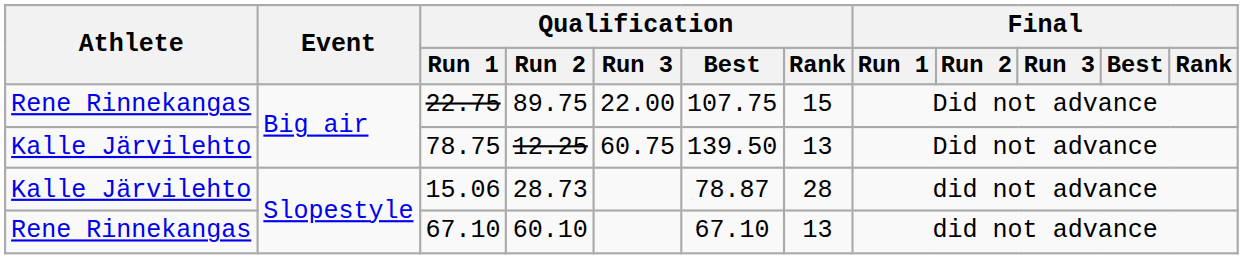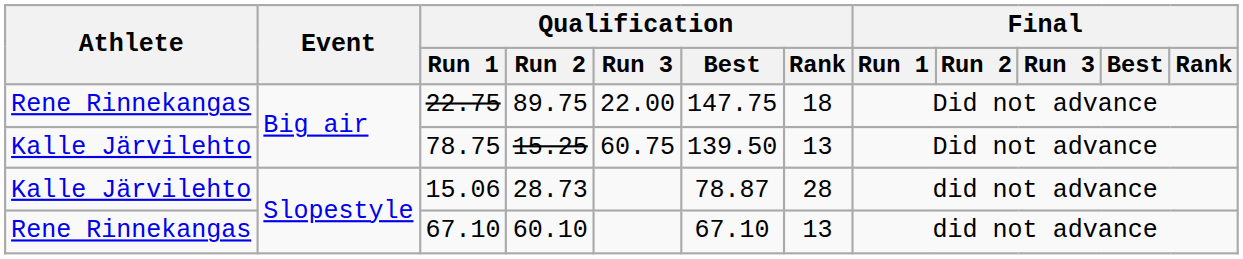(732, 105) 107.75 -> (732, 105) 147.75
(818, 105) 15 -> (818, 105) 18
(550, 147) 12.25 -> (550, 147) 15.25
